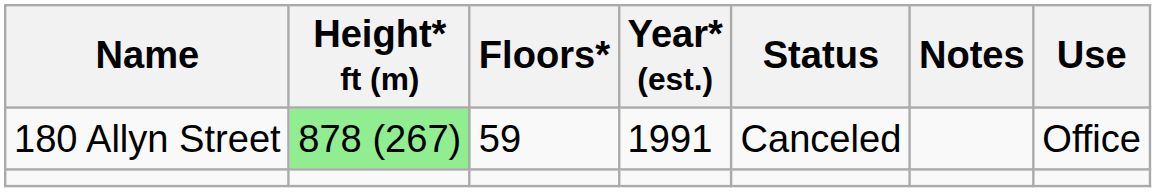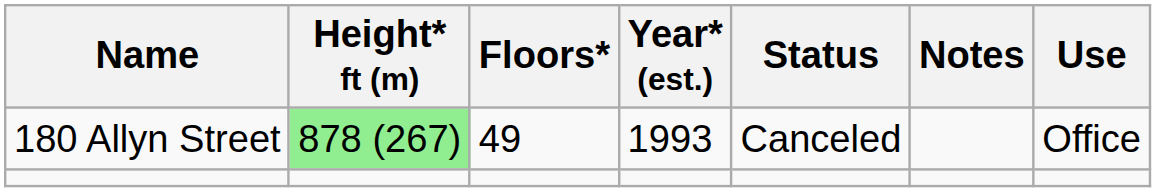(500, 137) 59 -> (500, 137) 49
(670, 137) 1991 -> (670, 137) 1993
